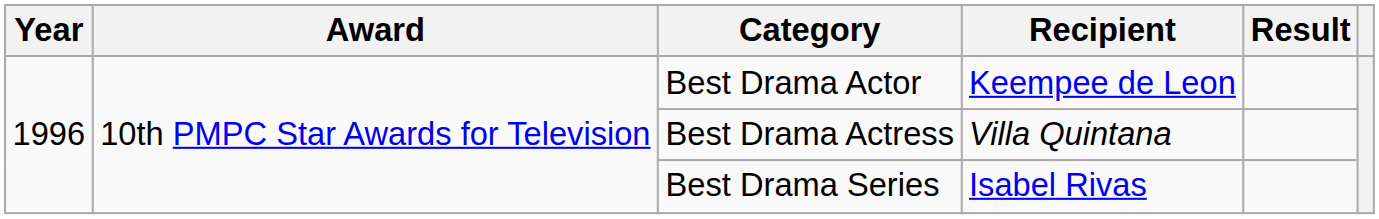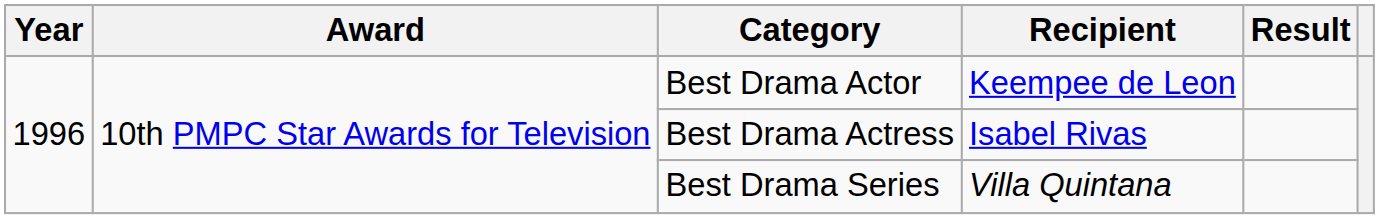(1070, 133) Villa Quintana -> (1058, 133) Isabel Rivas
(1058, 185) Isabel Rivas -> (1070, 185) Villa Quintana
